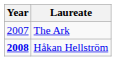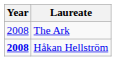(18, 30) 2007 -> (18, 30) 2008
